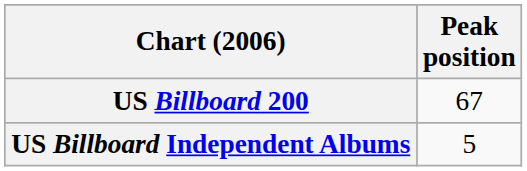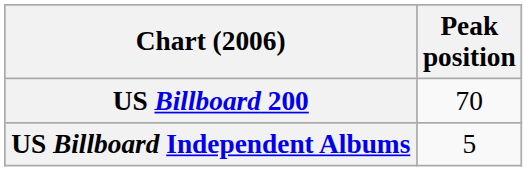(469, 100) 67 -> (469, 100) 70
